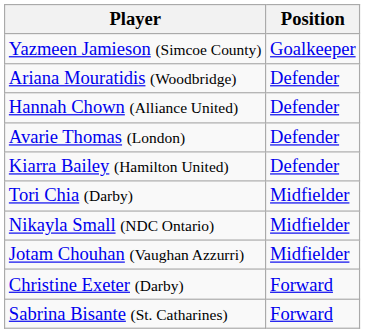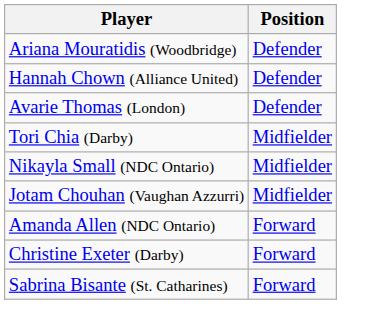- row: (135, 48)
- row: (119, 166)
+ row: (112, 225)
